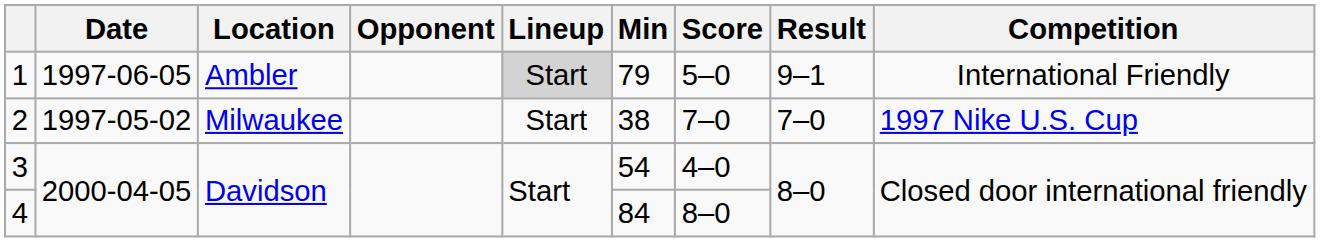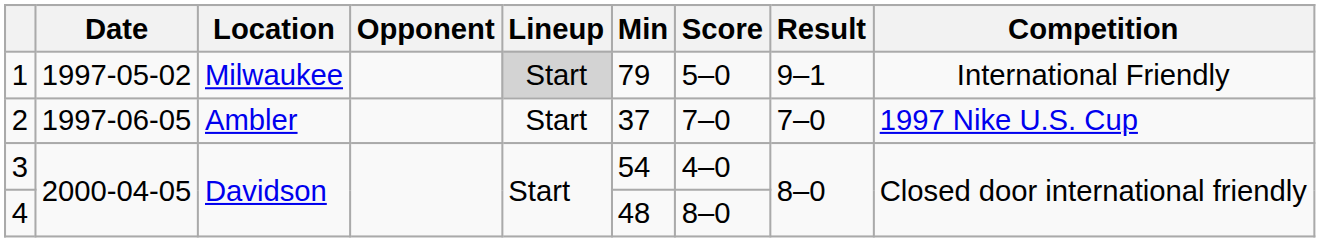(117, 75) 1997-06-05 -> (117, 75) 1997-05-02
(251, 75) Ambler -> (274, 75) Milwaukee
(117, 121) 1997-05-02 -> (117, 121) 1997-06-05
(274, 121) Milwaukee -> (251, 121) Ambler
(634, 121) 38 -> (634, 121) 37
(634, 213) 84 -> (634, 213) 48
